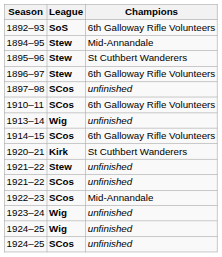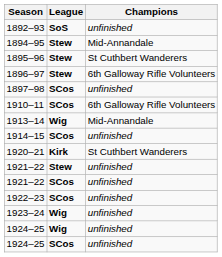(151, 27) 6th Galloway Rifle Volunteers -> (110, 27) unfinished
(110, 120) unfinished -> (121, 120) Mid-Annandale
(151, 136) 6th Galloway Rifle Volunteers -> (110, 136) unfinished
(121, 197) Mid-Annandale -> (110, 197) unfinished
